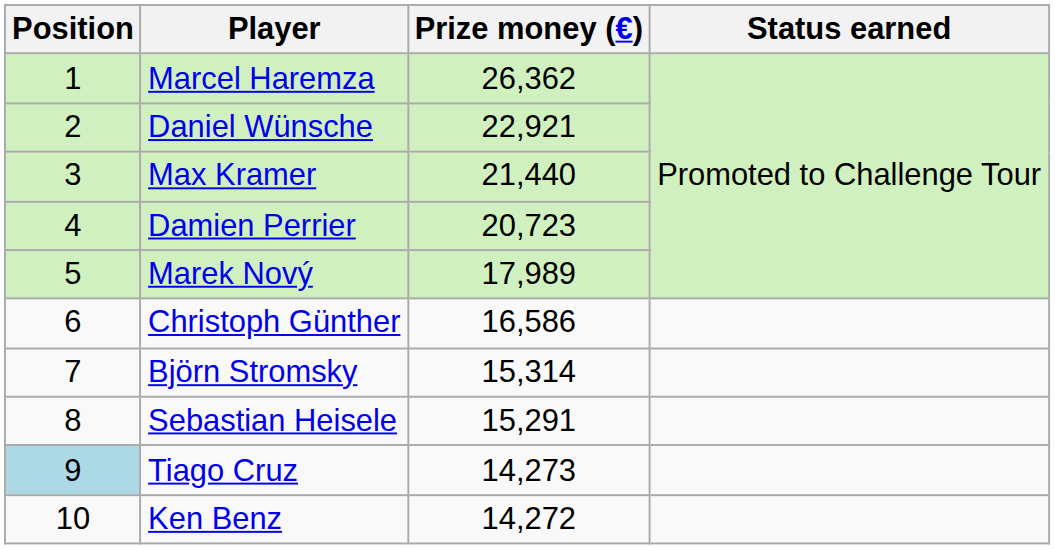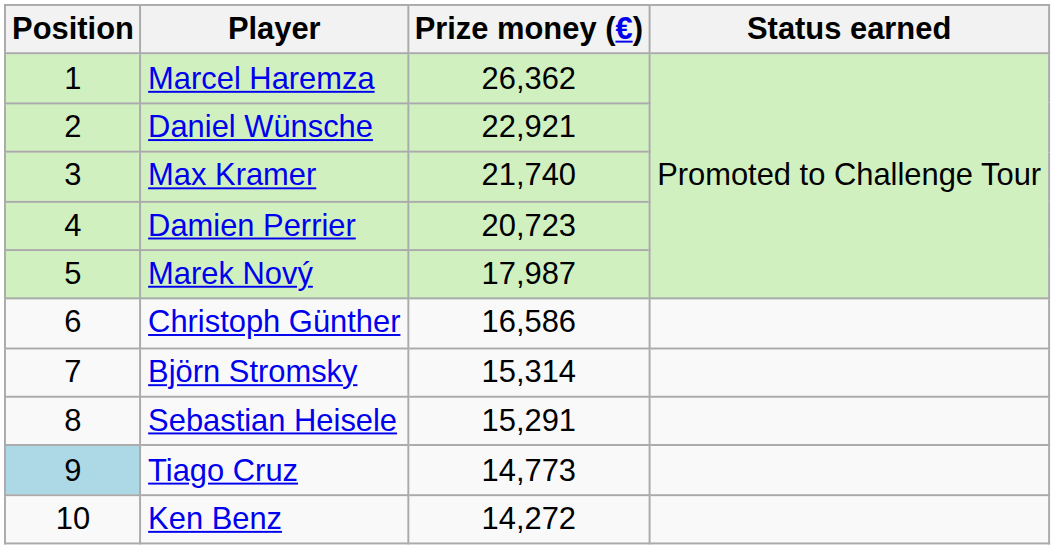(529, 175) 21,440 -> (529, 175) 21,740
(529, 273) 17,989 -> (529, 273) 17,987
(529, 469) 14,273 -> (529, 469) 14,773
